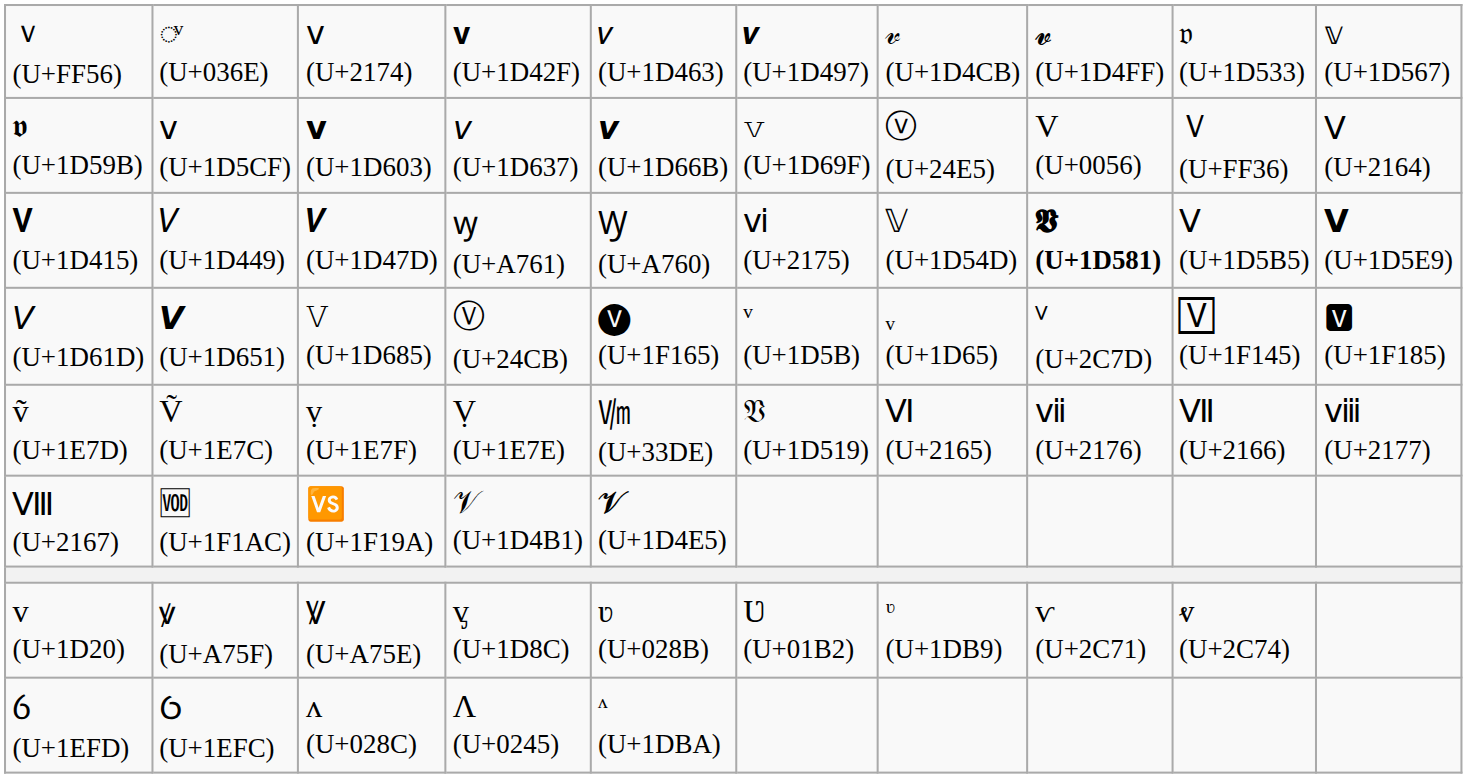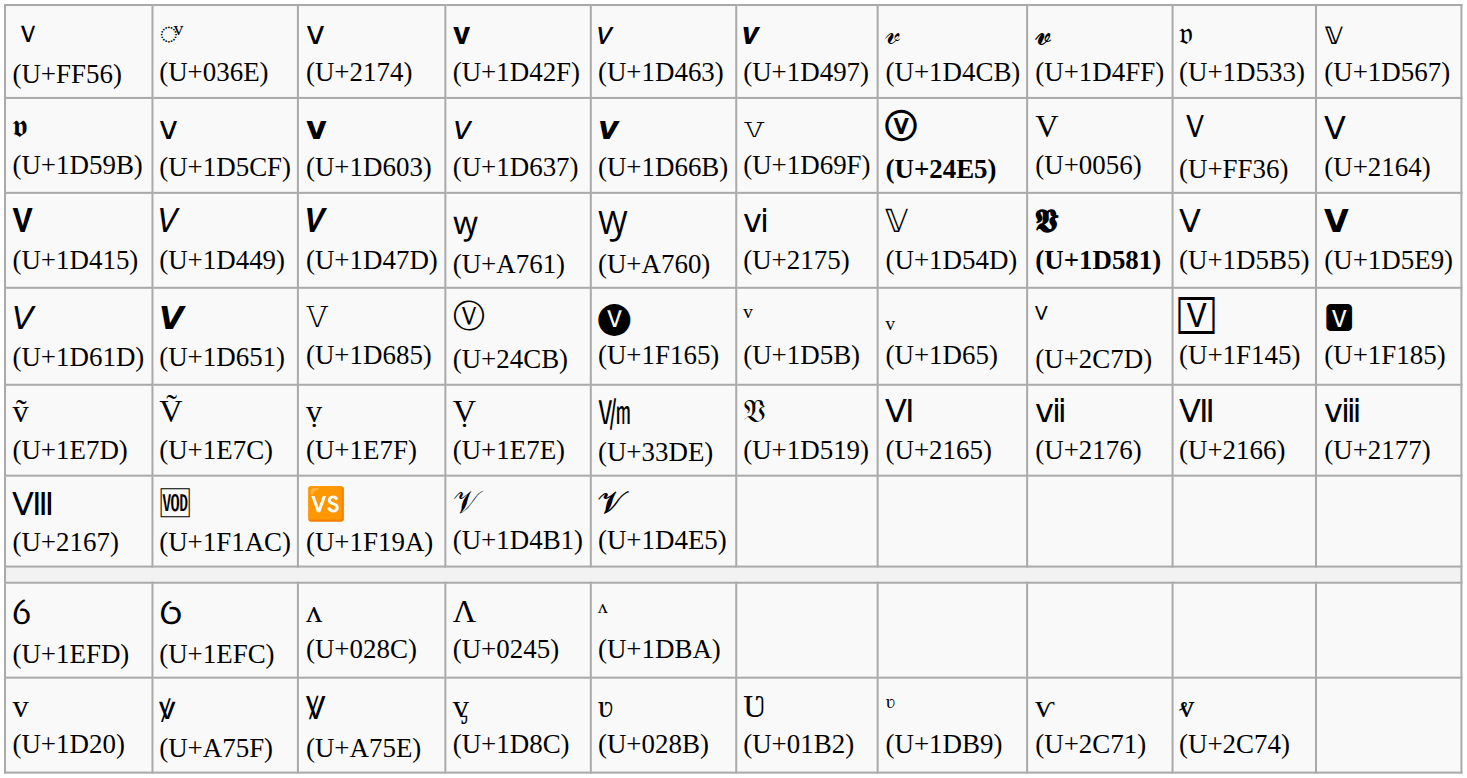(940, 146) normal -> (941, 146) bold
rows swapped: (69, 629) <-> (71, 728)
